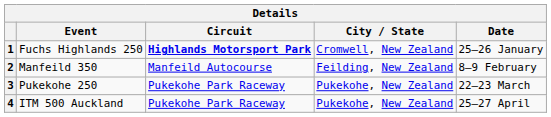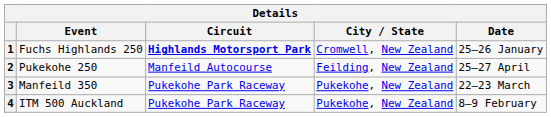(58, 68) Manfeild 350 -> (58, 68) Pukekohe 250
(498, 68) 8–9 February -> (494, 68) 25–27 April
(58, 86) Pukekohe 250 -> (58, 86) Manfeild 350
(494, 104) 25–27 April -> (498, 104) 8–9 February
